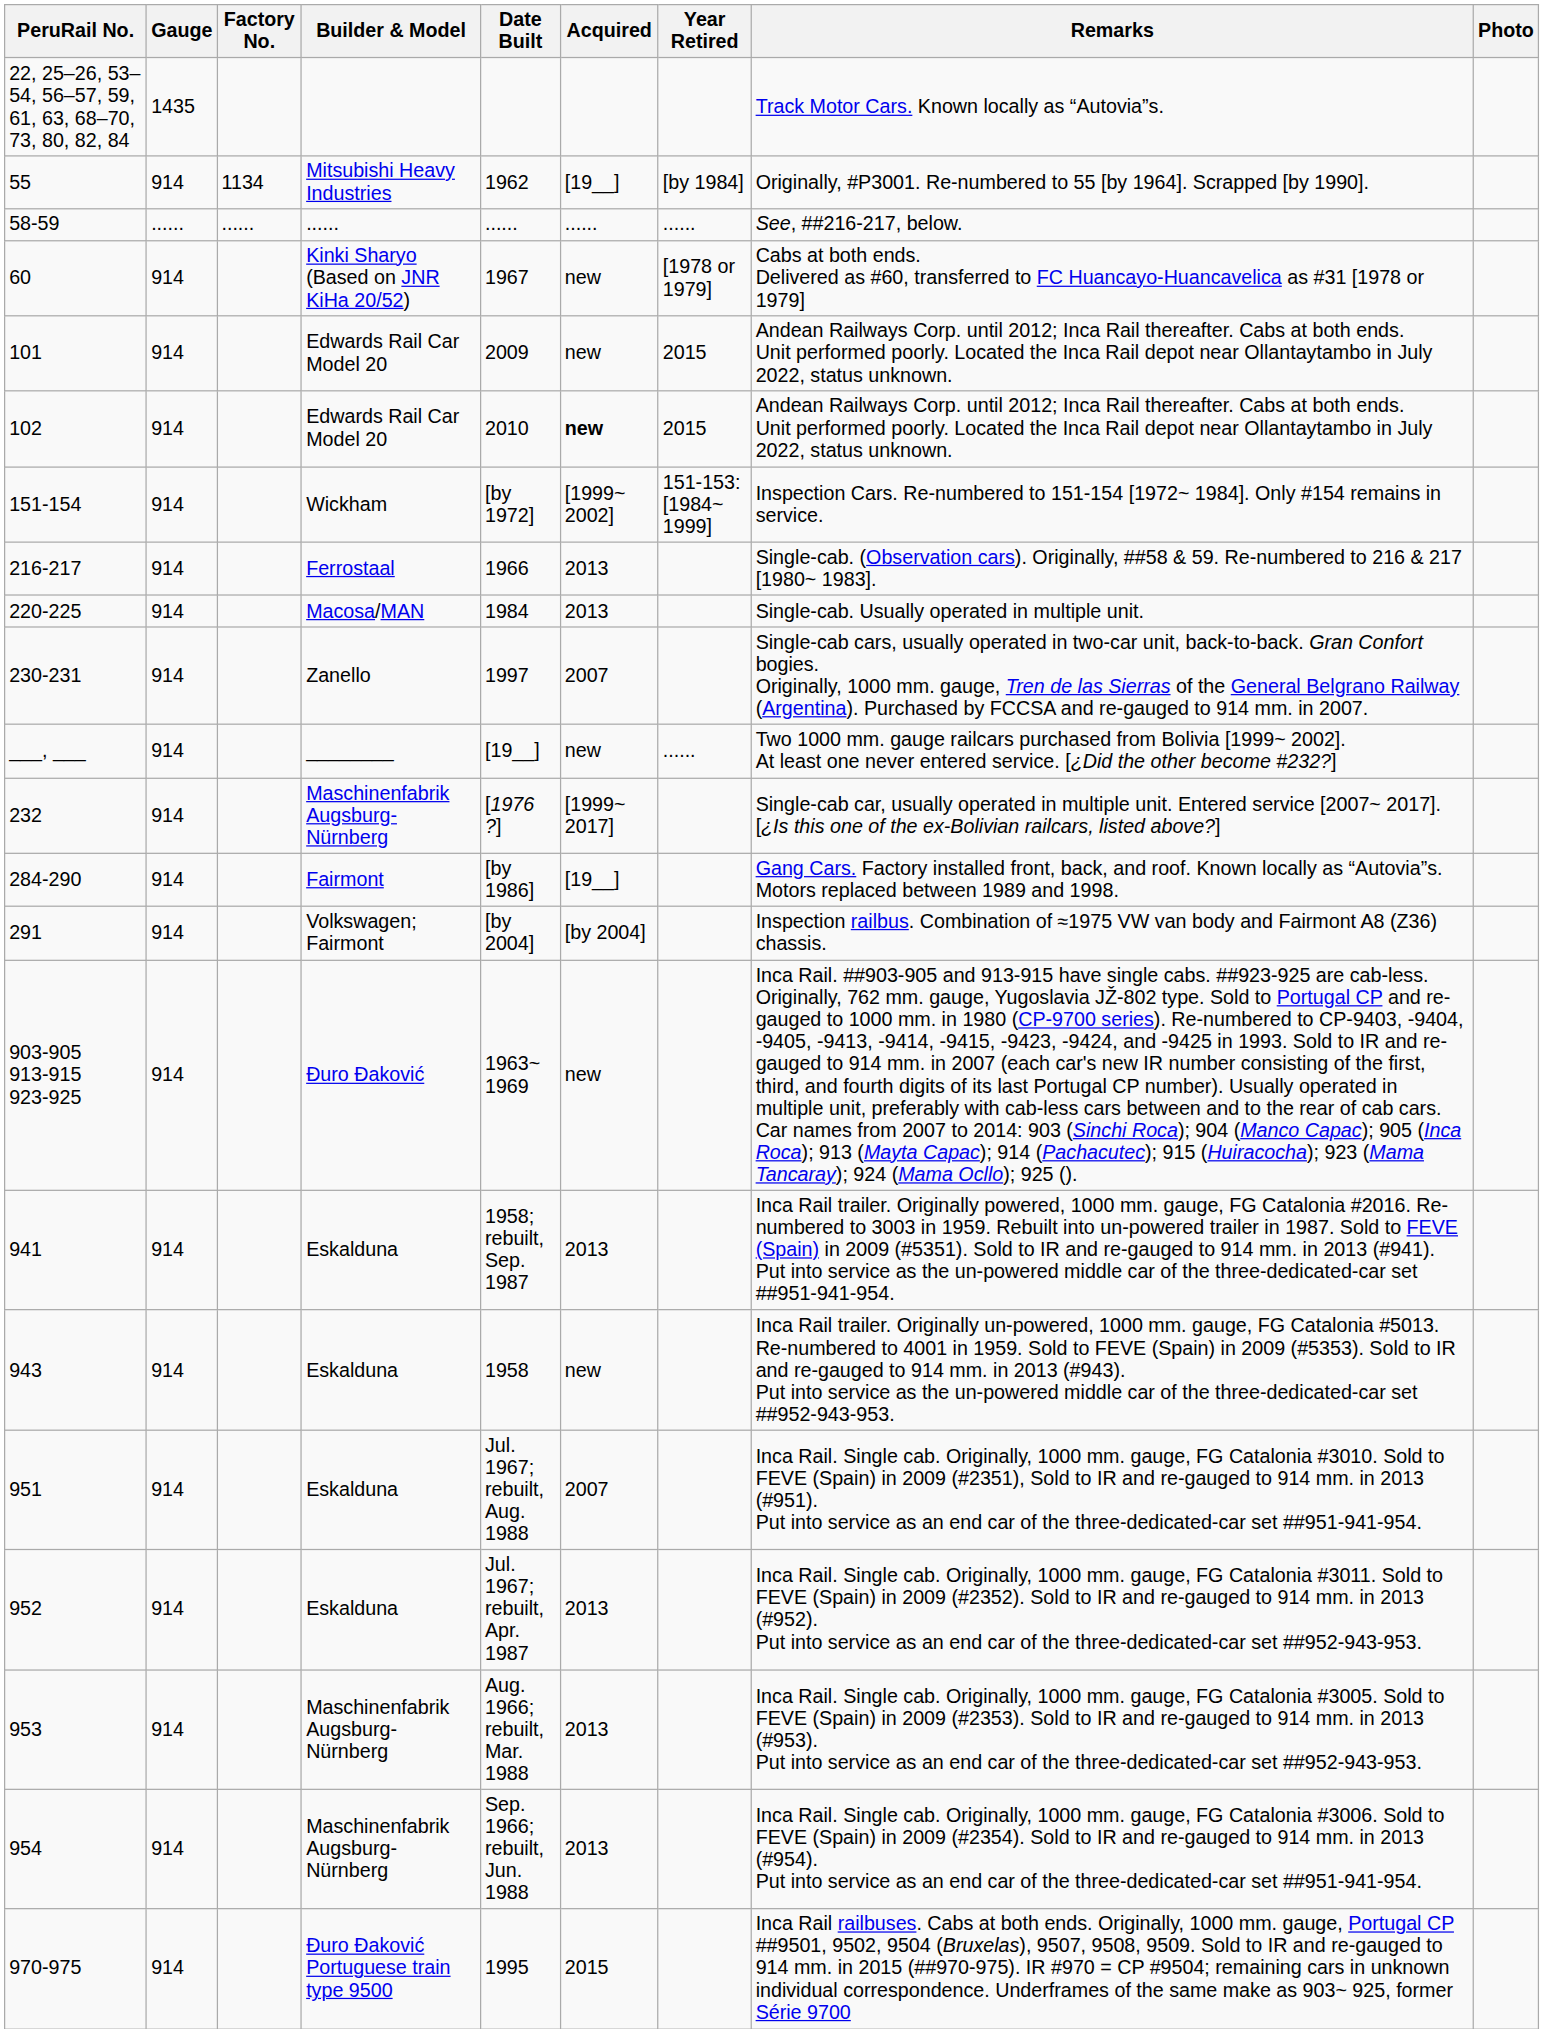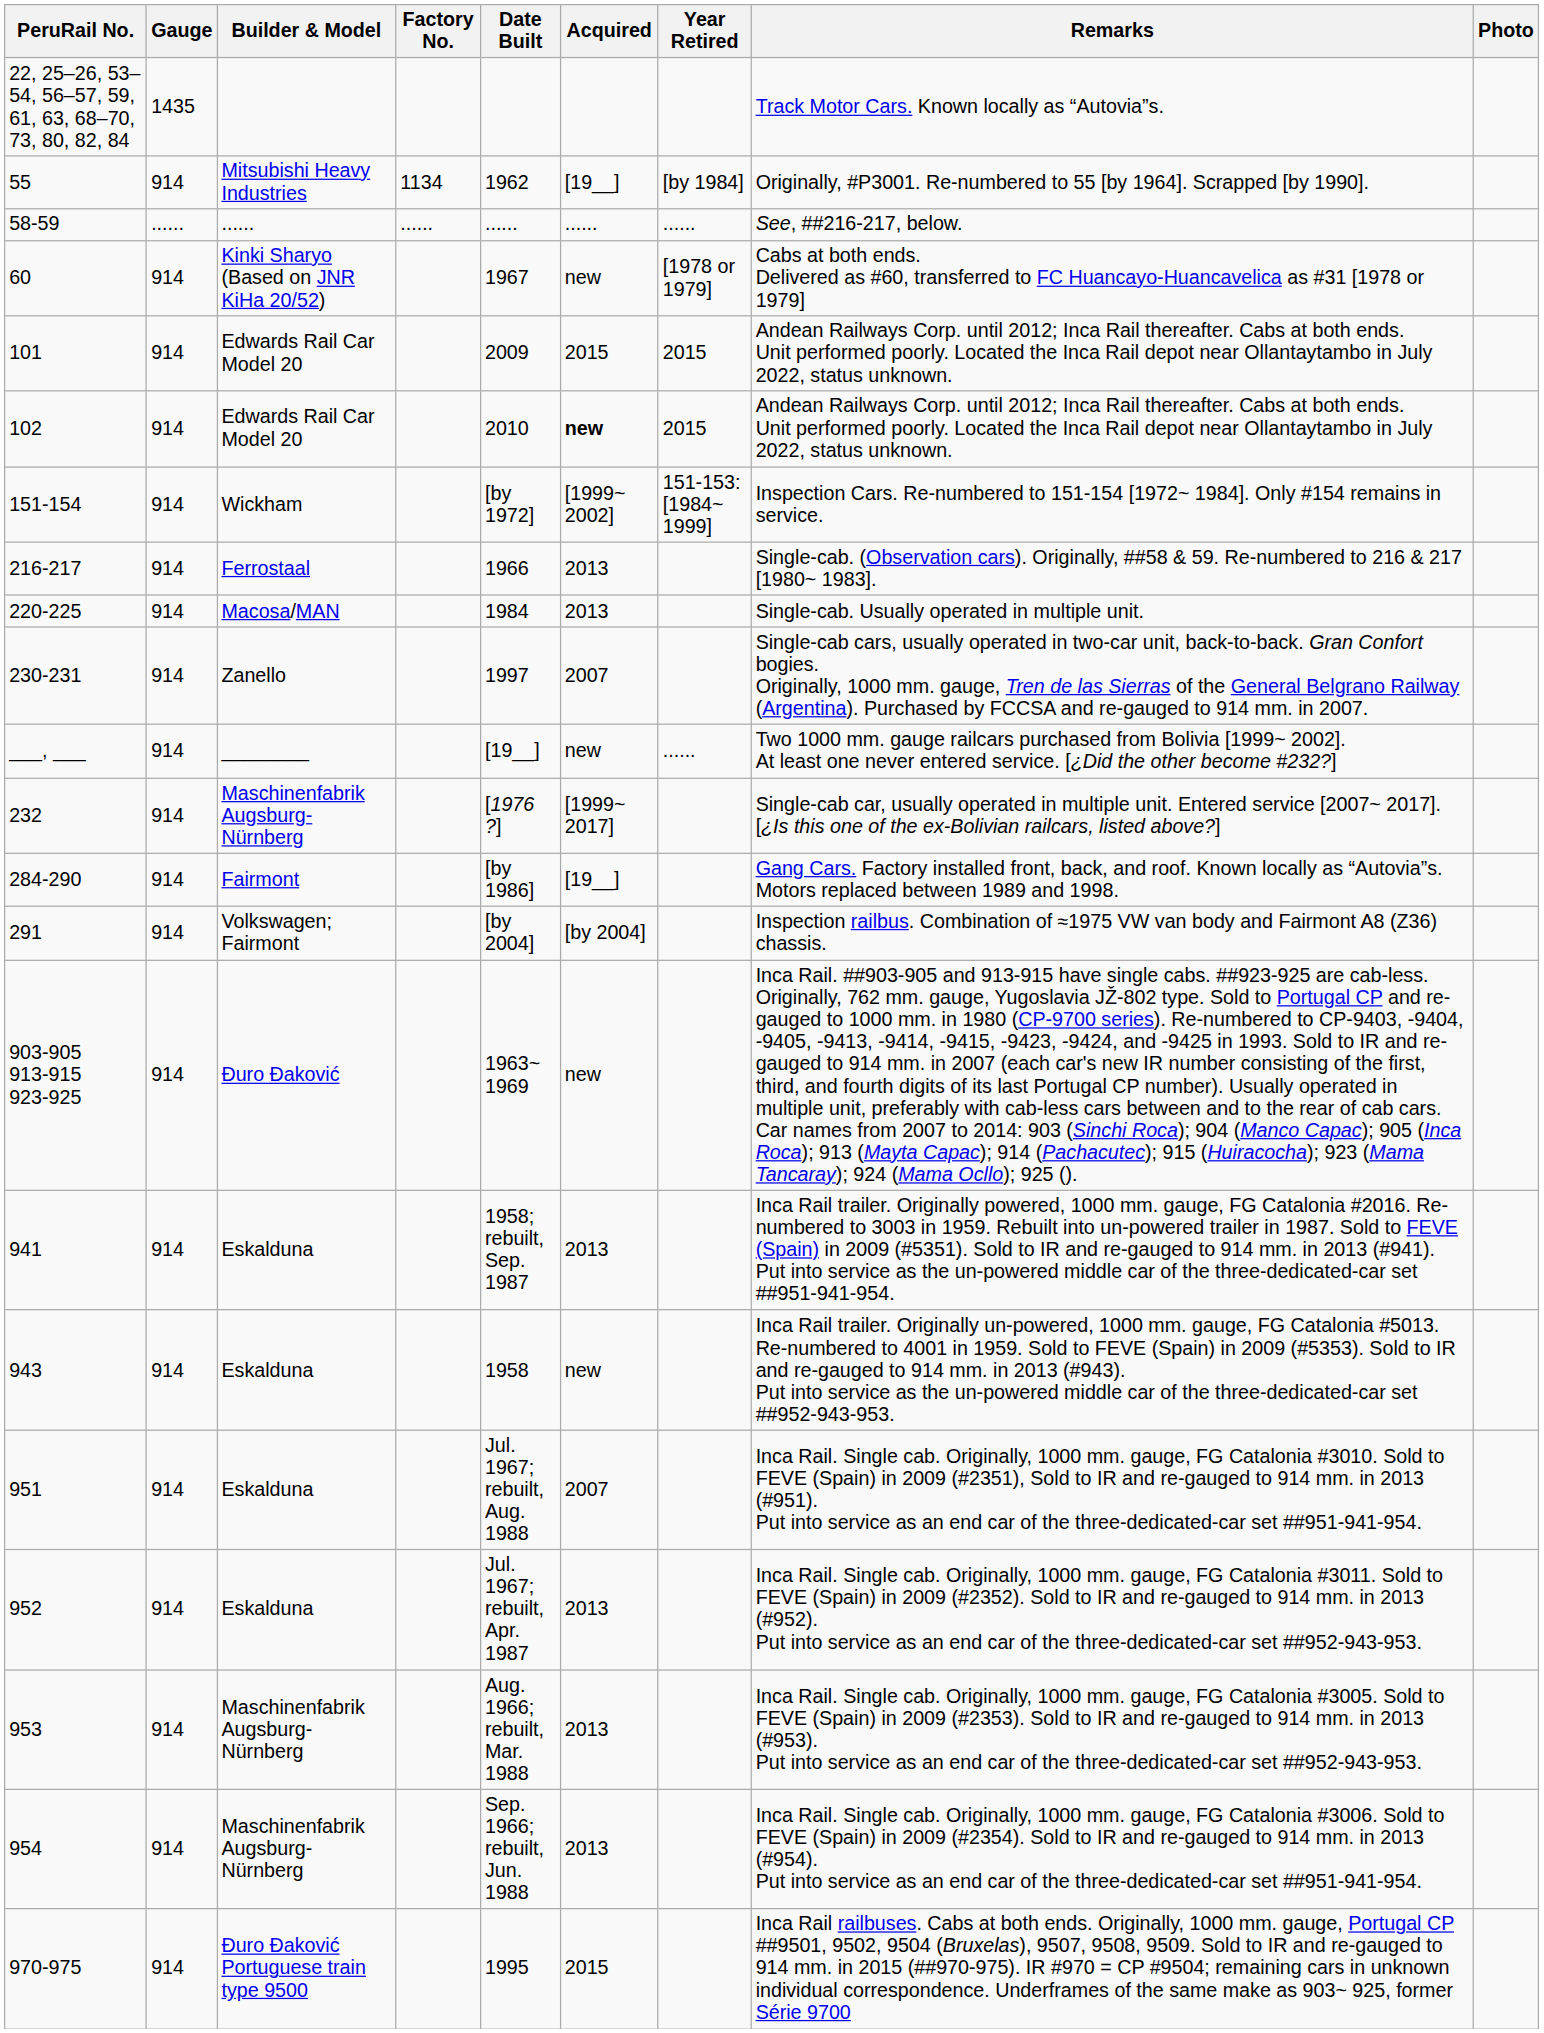columns swapped: (391, 31) <-> (259, 31)
(583, 353) new -> (587, 353) 2015
